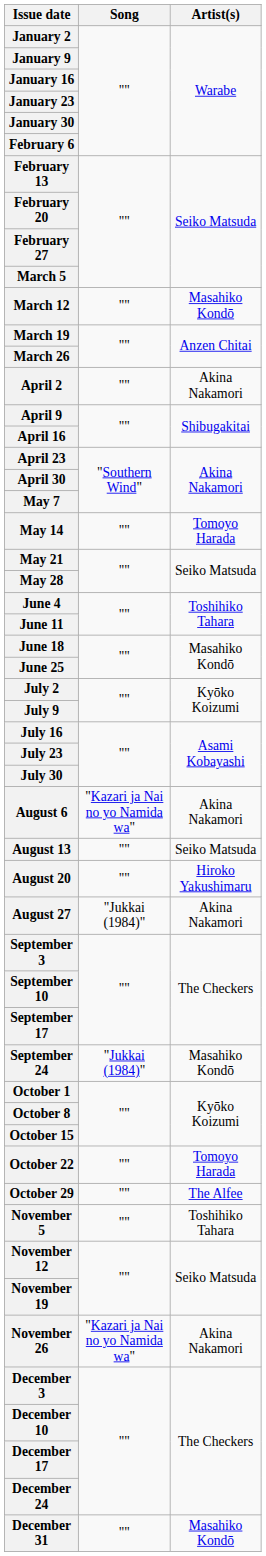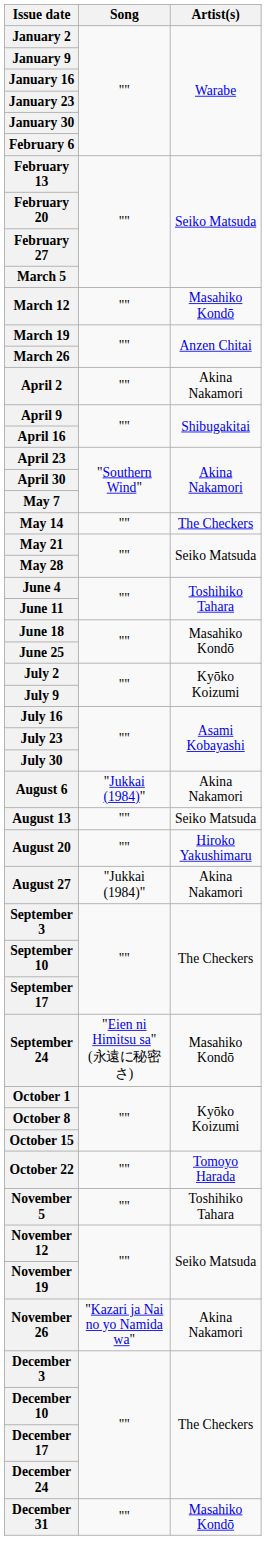(216, 530) Tomoyo Harada -> (216, 523) The Checkers
(124, 812) "Kazari ja Nai no yo Namida wa" -> (124, 789) "Jukkai (1984)"
(124, 1063) "Jukkai (1984)" -> (124, 1049) "Eien ni Himitsu sa" (永遠に秘密さ)
- row: (42, 1193)
